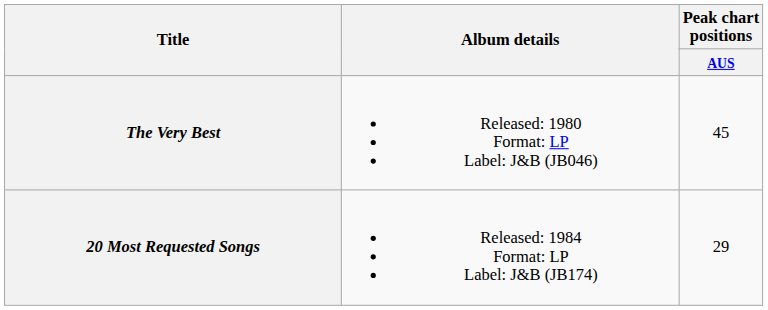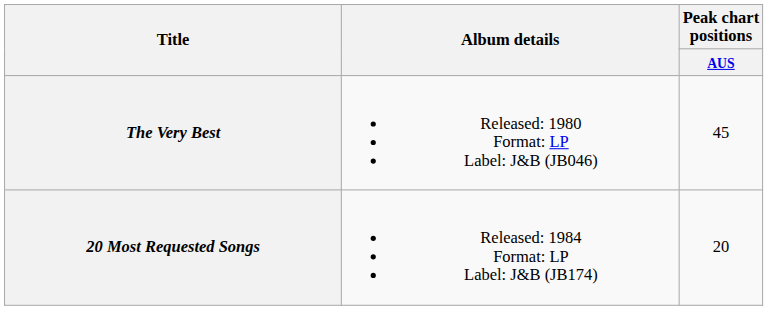(721, 247) 29 -> (721, 247) 20
